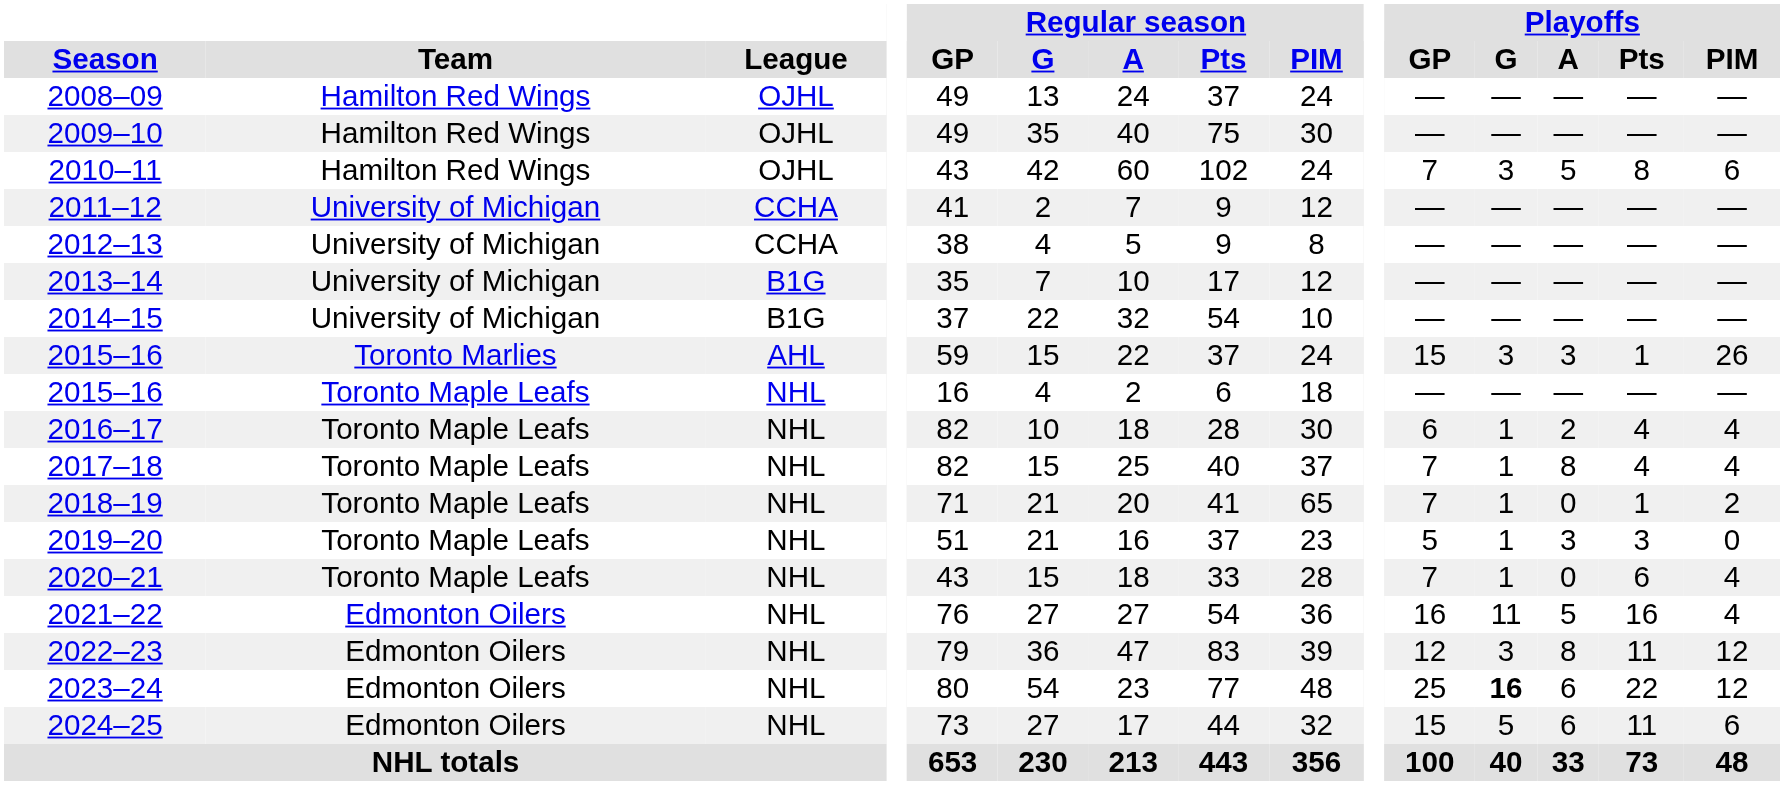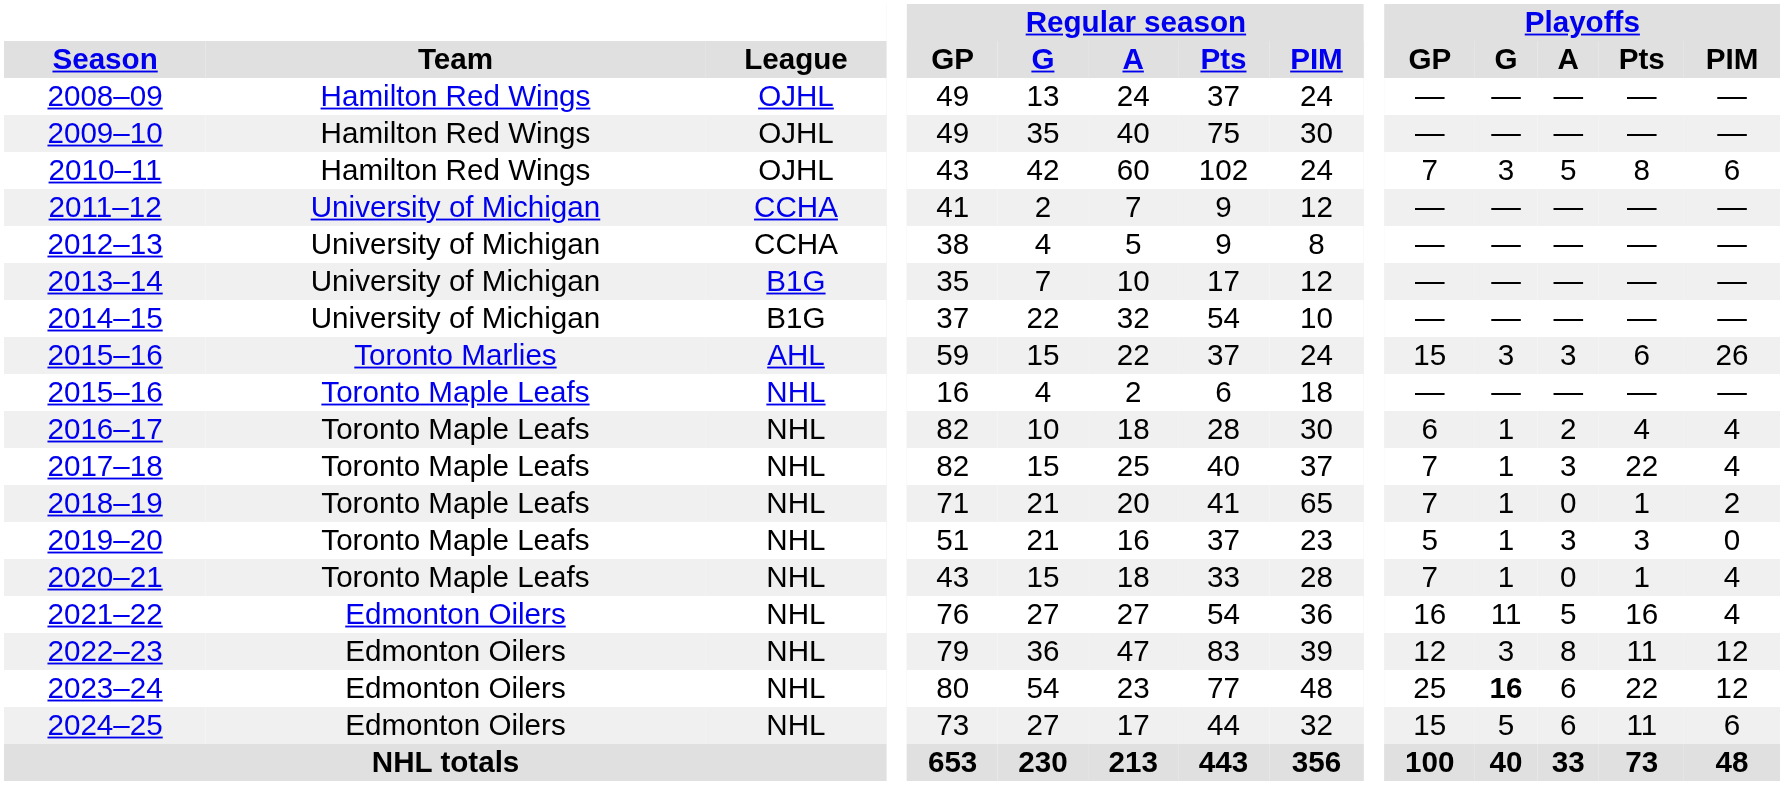(1642, 355) 1 -> (1642, 355) 6
(1568, 466) 8 -> (1568, 466) 3
(1642, 466) 4 -> (1642, 466) 22
(1642, 577) 6 -> (1642, 577) 1
